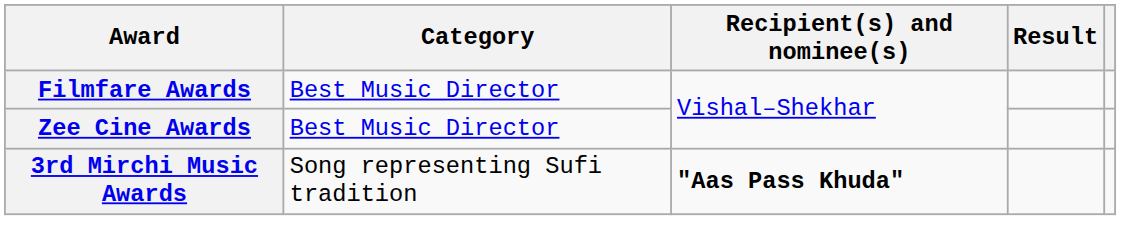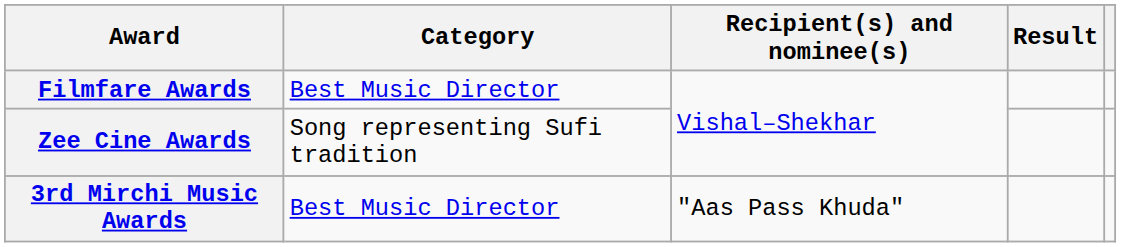(425, 129) Best Music Director -> (446, 142) Song representing Sufi tradition
(446, 181) Song representing Sufi tradition -> (425, 208) Best Music Director
(791, 181) bold -> (791, 208) normal
